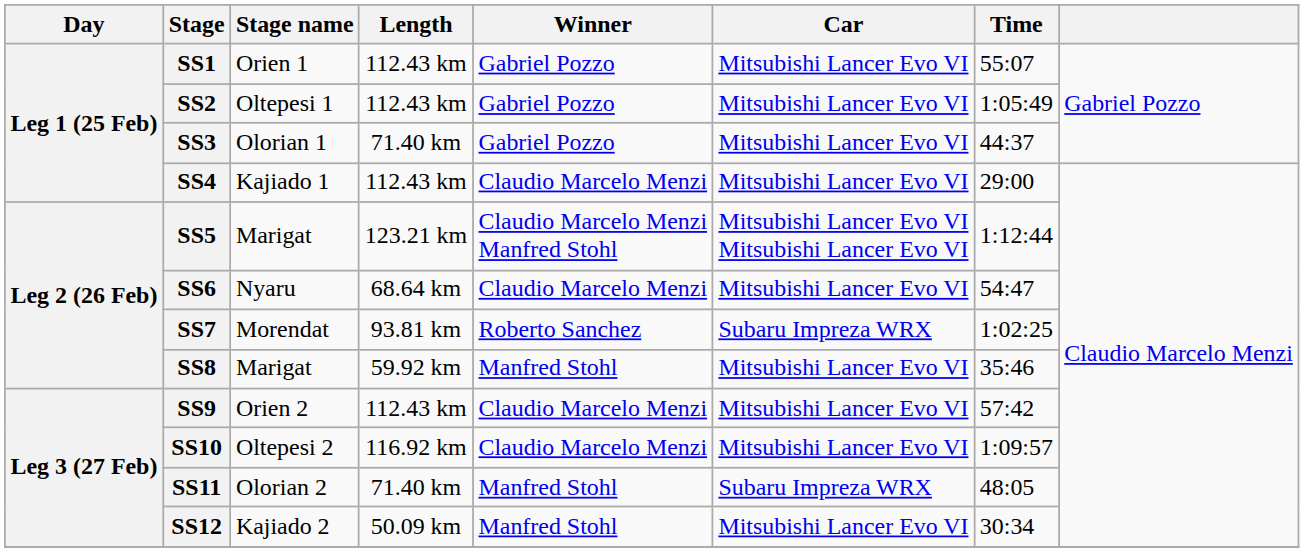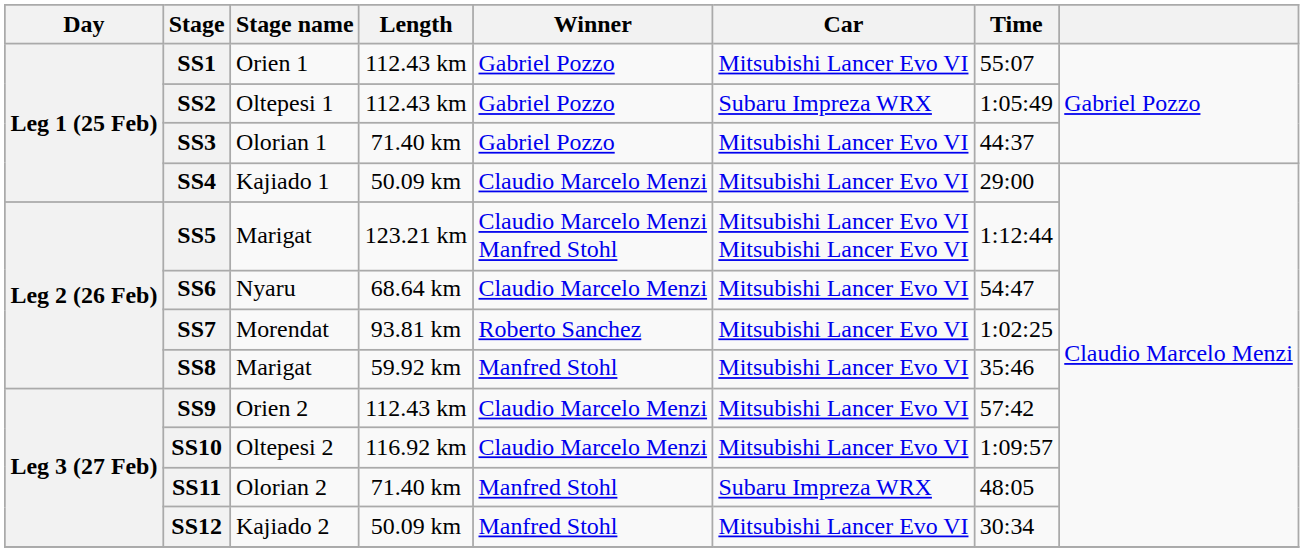(843, 102) Mitsubishi Lancer Evo VI -> (825, 102) Subaru Impreza WRX
(416, 181) 112.43 km -> (416, 181) 50.09 km
(825, 328) Subaru Impreza WRX -> (843, 328) Mitsubishi Lancer Evo VI
